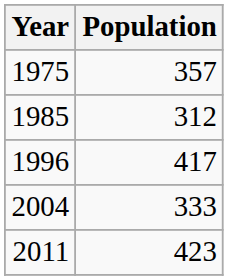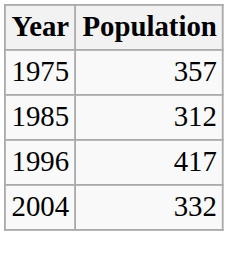(195, 207) 333 -> (195, 207) 332
- row: (41, 252)
